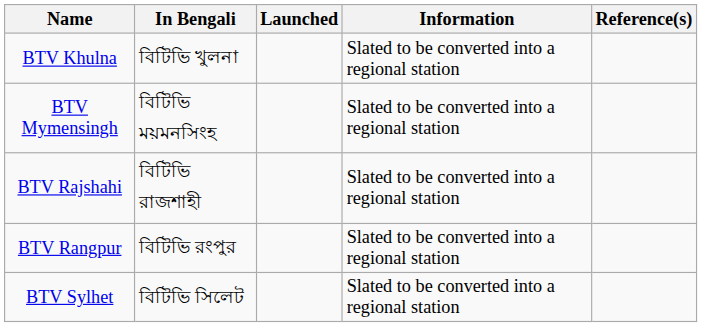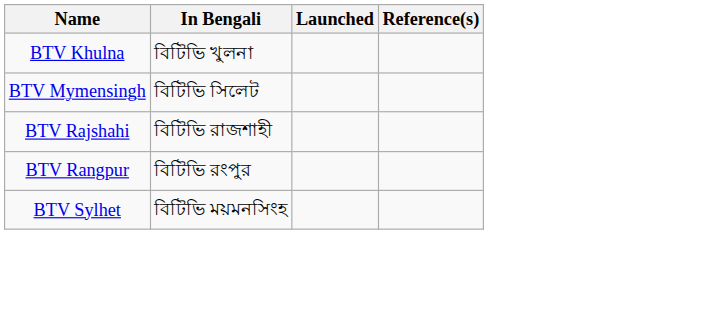- column: (467, 18)
(178, 117) বিটিভি ময়মনসিংহ -> (207, 91) বিটিভি সিলেট
(192, 296) বিটিভি সিলেট -> (221, 209) বিটিভি ময়মনসিংহ
